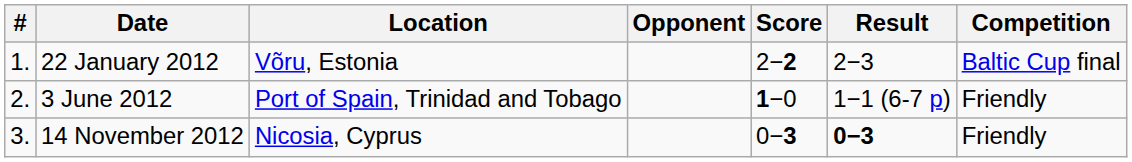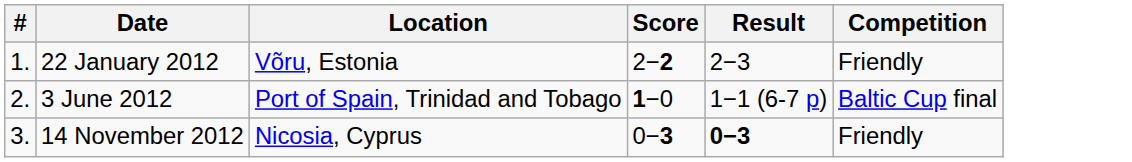- column: (689, 23)
(1041, 61) Baltic Cup final -> (880, 61) Friendly
(1004, 99) Friendly -> (918, 99) Baltic Cup final
